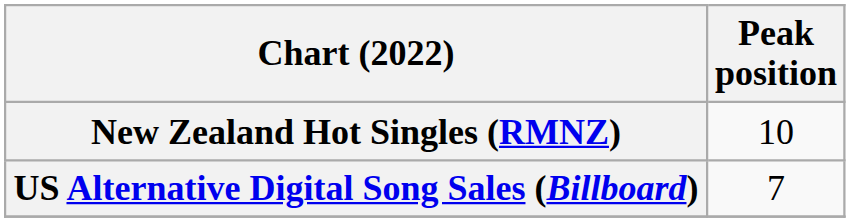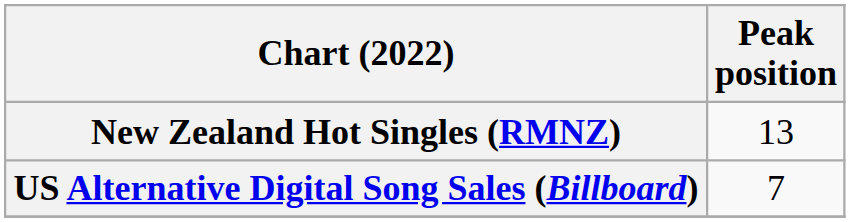(776, 130) 10 -> (776, 130) 13
